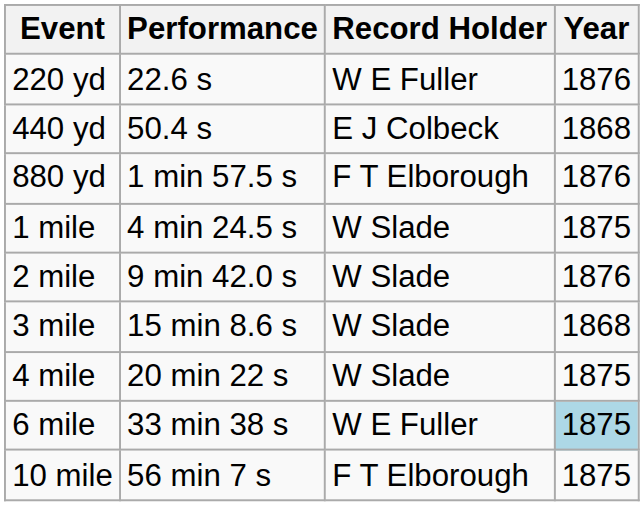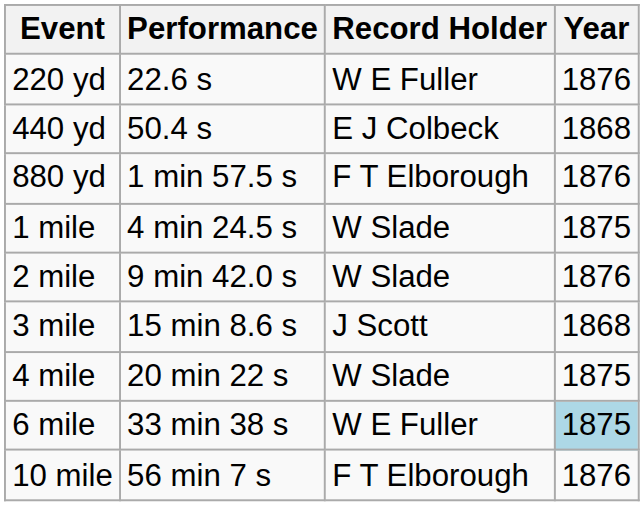(391, 326) W Slade -> (380, 326) J Scott
(596, 474) 1875 -> (596, 474) 1876
